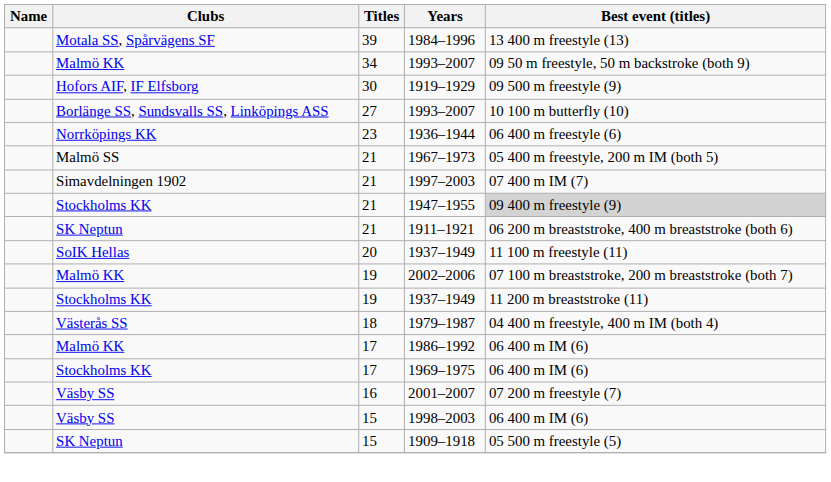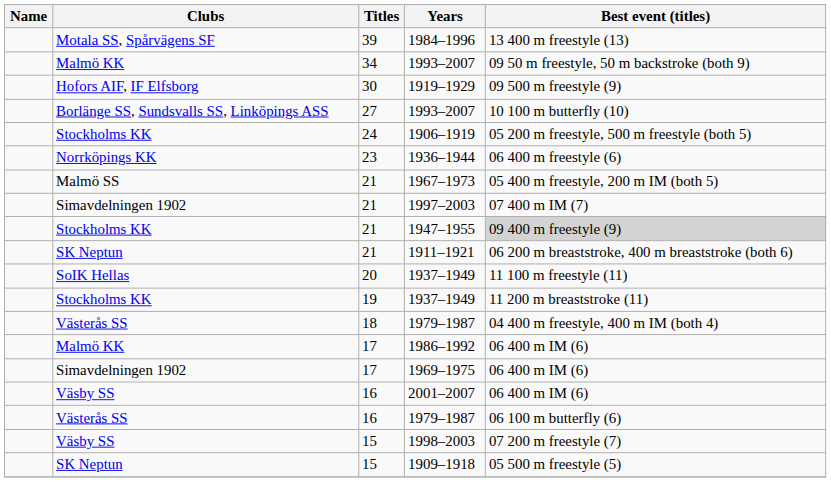+ row: (369, 134)
- row: (369, 275)
(104, 370) Stockholms KK -> (121, 370) Simavdelningen 1902
(555, 393) 07 200 m freestyle (7) -> (539, 393) 06 400 m IM (6)
+ row: (369, 417)
(539, 417) 06 400 m IM (6) -> (555, 441) 07 200 m freestyle (7)
